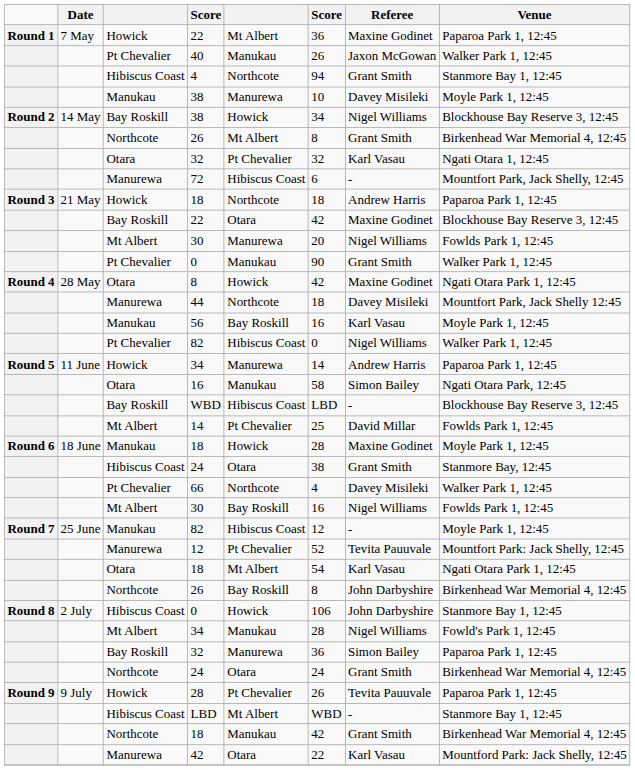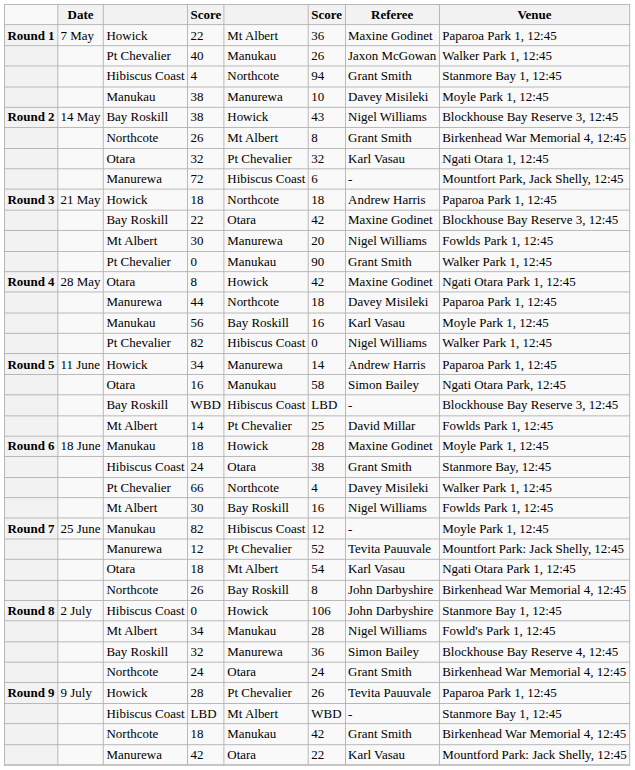(318, 117) 34 -> (318, 117) 43
(532, 302) Mountfort Park, Jack Shelly 12:45 -> (499, 302) Paparoa Park 1, 12:45
(499, 651) Paparoa Park 1, 12:45 -> (530, 651) Blockhouse Bay Reserve 4, 12:45
